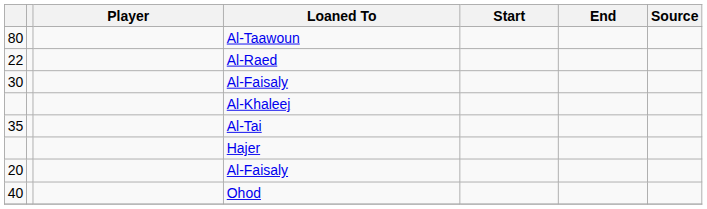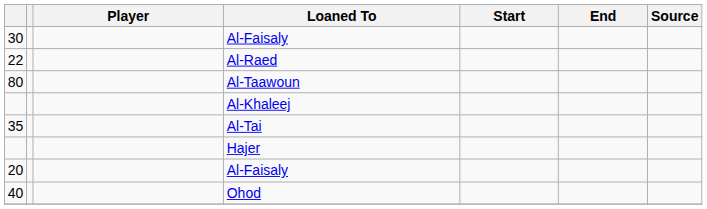rows swapped: (15, 38) <-> (15, 82)
